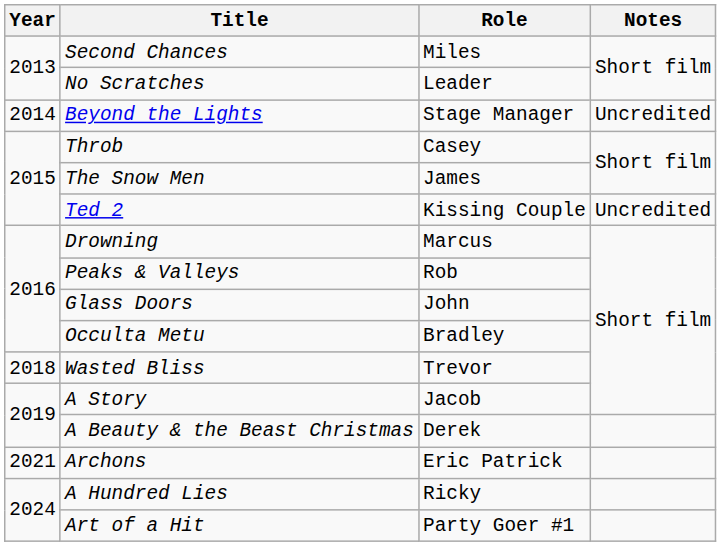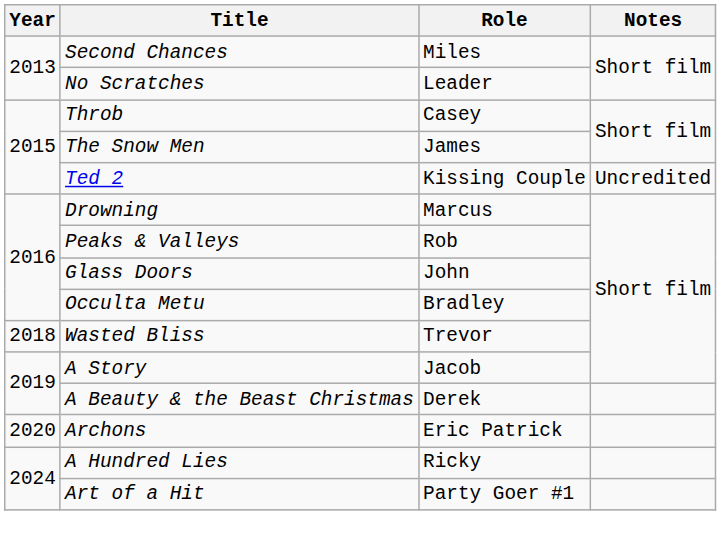- row: (164, 115)
(33, 463) 2021 -> (33, 431) 2020
